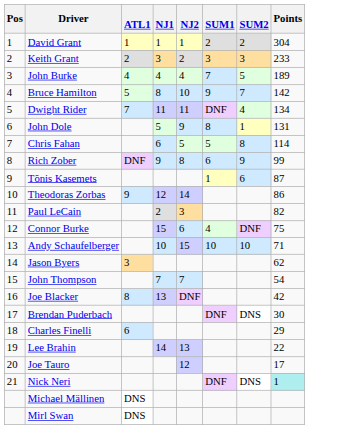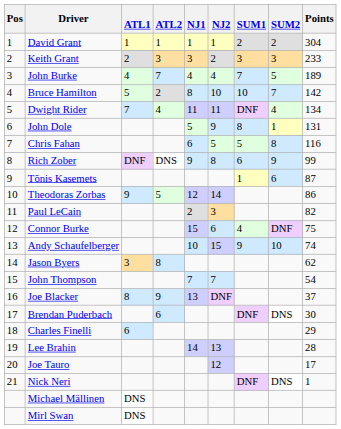+ column: (169, 25)
(208, 93) 9 -> (242, 93) 10
(281, 144) 114 -> (313, 144) 116
(211, 246) 10 -> (240, 246) 9
(279, 246) 71 -> (310, 246) 74
(279, 297) 42 -> (310, 297) 37
(279, 348) 22 -> (310, 348) 28
(276, 382) paleturquoise background -> (308, 382) no background
